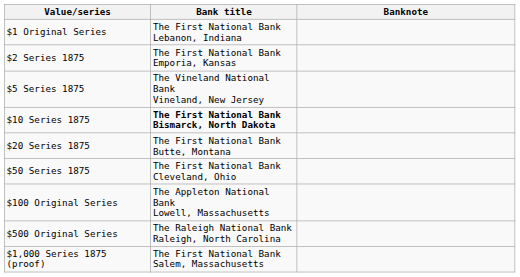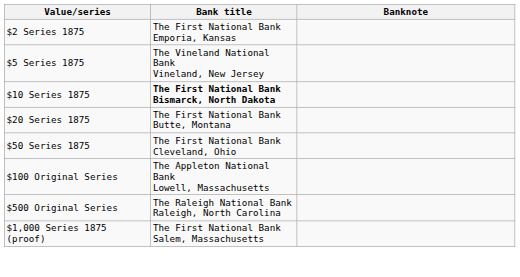- row: (57, 32)
